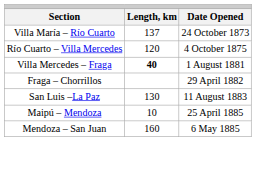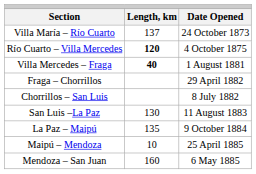(152, 49) normal -> (152, 49) bold
+ row: (64, 97)
+ row: (64, 129)
